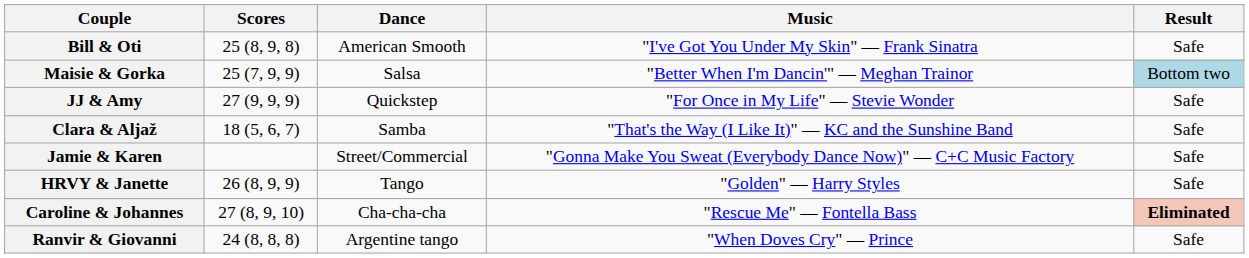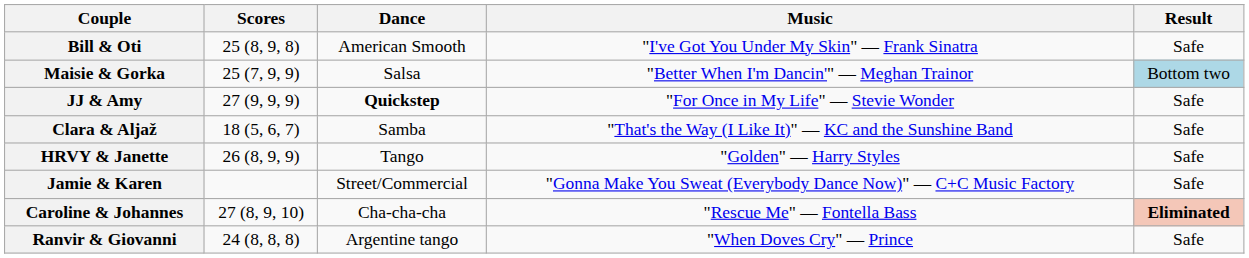(402, 101) normal -> (402, 101) bold
rows swapped: (105, 156) <-> (105, 184)
